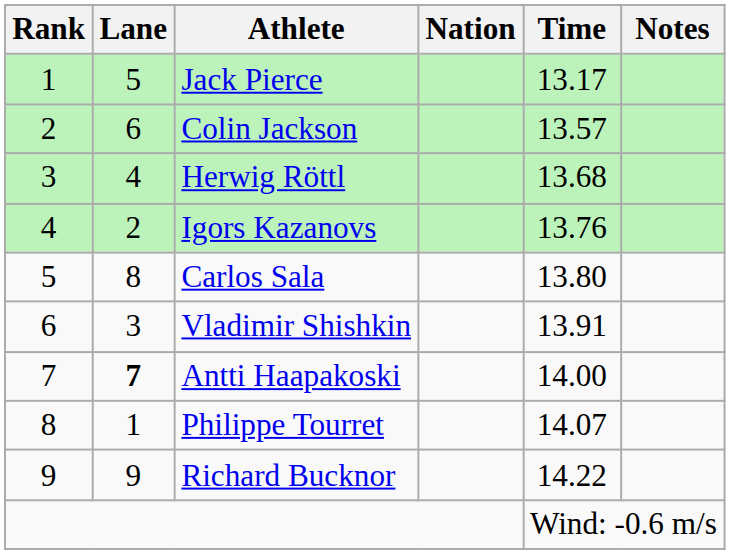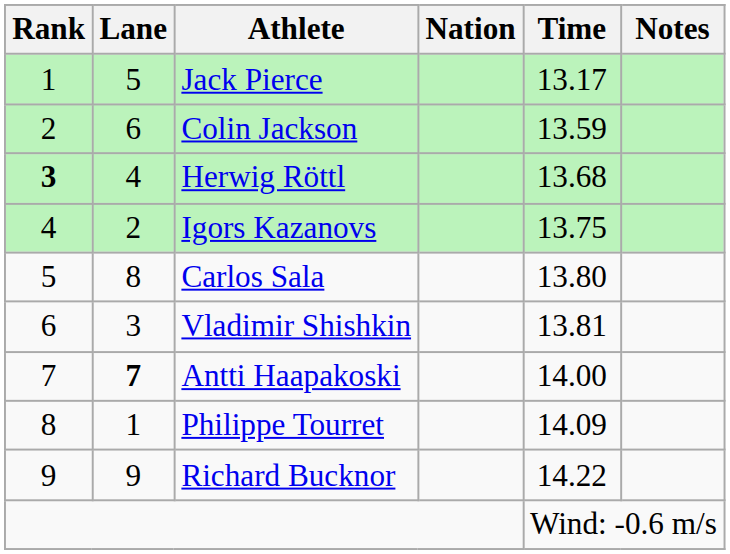(572, 128) 13.57 -> (572, 128) 13.59
(49, 177) normal -> (49, 177) bold
(572, 227) 13.76 -> (572, 227) 13.75
(572, 326) 13.91 -> (572, 326) 13.81
(572, 425) 14.07 -> (572, 425) 14.09
